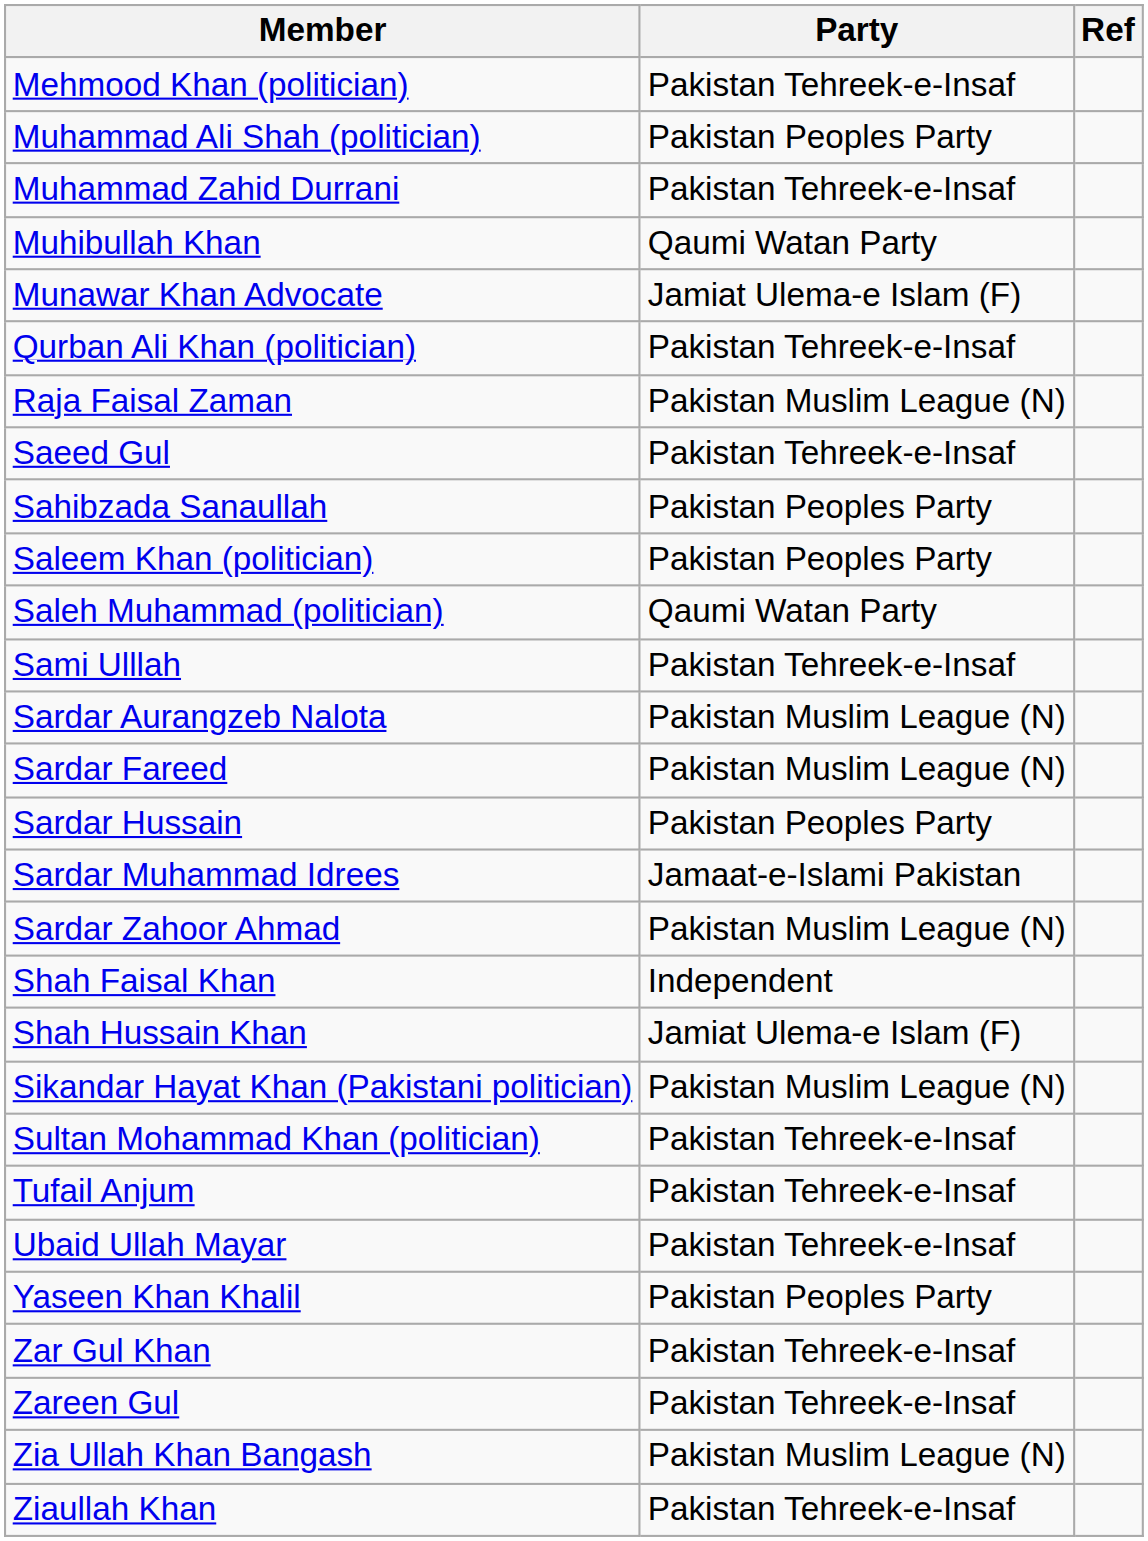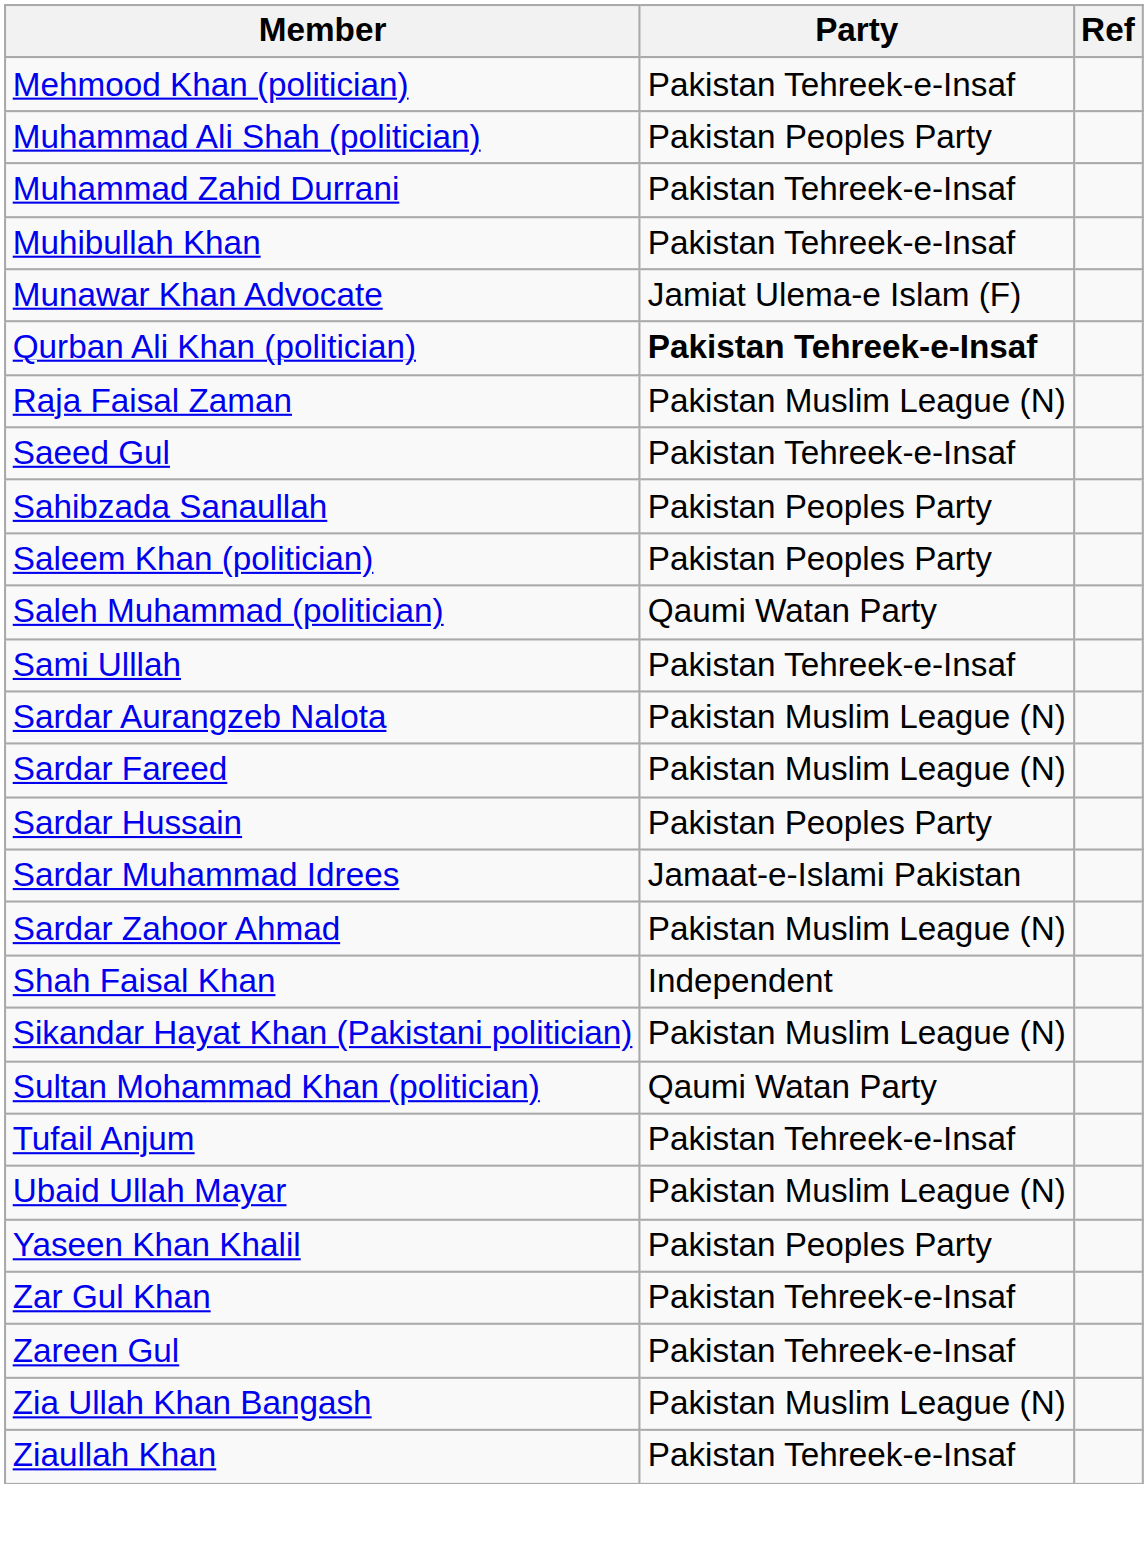(792, 242) Qaumi Watan Party -> (832, 242) Pakistan Tehreek-e-Insaf
(832, 347) normal -> (843, 347) bold
- row: (160, 1033)
(832, 1139) Pakistan Tehreek-e-Insaf -> (792, 1086) Qaumi Watan Party
(832, 1244) Pakistan Tehreek-e-Insaf -> (857, 1192) Pakistan Muslim League (N)
